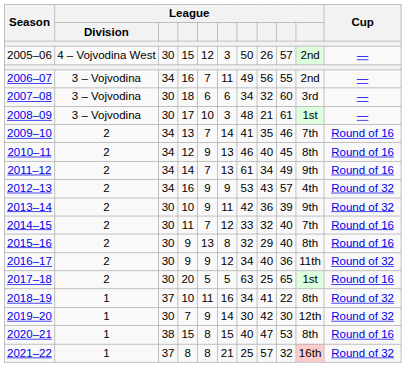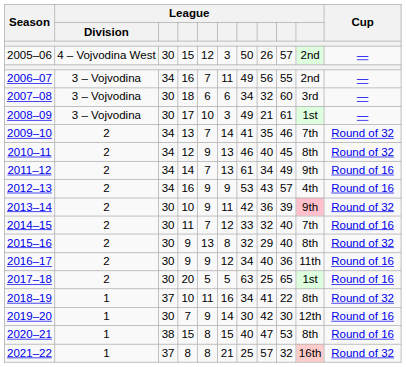(247, 115) 48 -> (247, 115) 49
(363, 133) Round of 16 -> (363, 133) Round of 32
(363, 152) Round of 16 -> (363, 152) Round of 32
(363, 188) Round of 32 -> (363, 188) Round of 16
(310, 206) no background -> (310, 206) pink background
(363, 243) Round of 16 -> (363, 243) Round of 32
(363, 261) Round of 32 -> (363, 261) Round of 16
(363, 316) Round of 32 -> (363, 316) Round of 16
